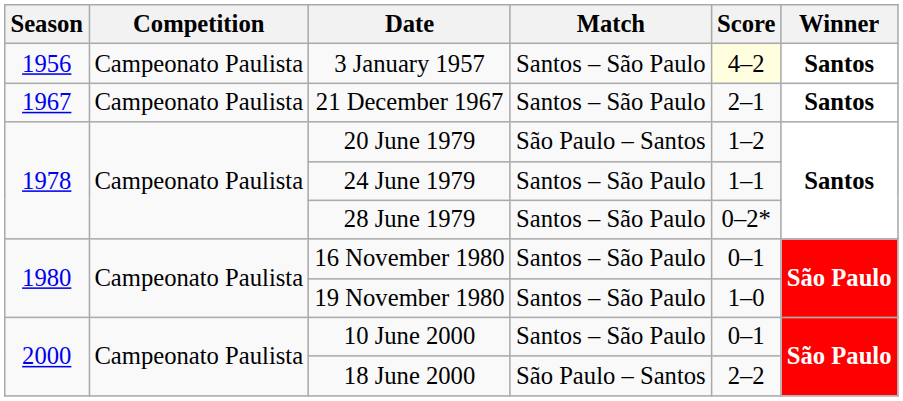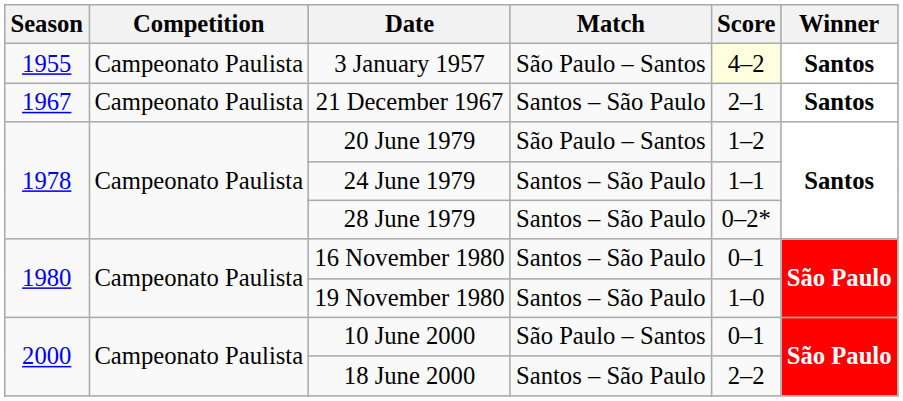(47, 63) 1956 -> (47, 63) 1955
(611, 63) Santos – São Paulo -> (611, 63) São Paulo – Santos
(611, 336) Santos – São Paulo -> (611, 336) São Paulo – Santos
(611, 375) São Paulo – Santos -> (611, 375) Santos – São Paulo
